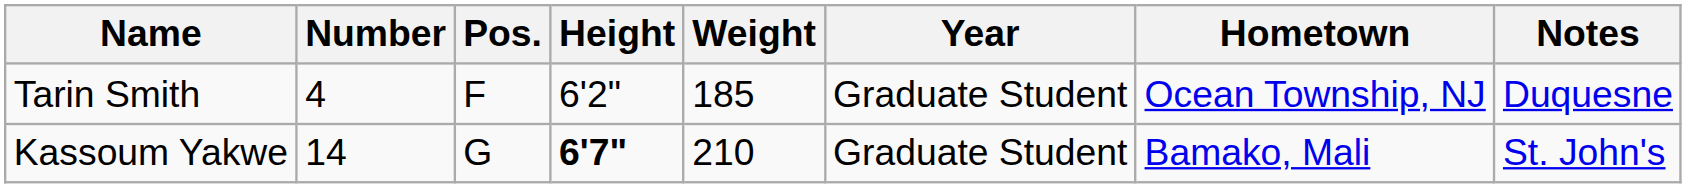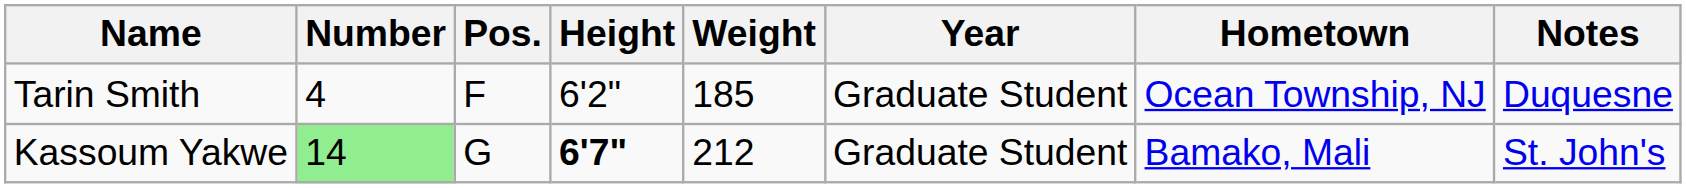(326, 152) no background -> (326, 152) lightgreen background
(723, 152) 210 -> (723, 152) 212
